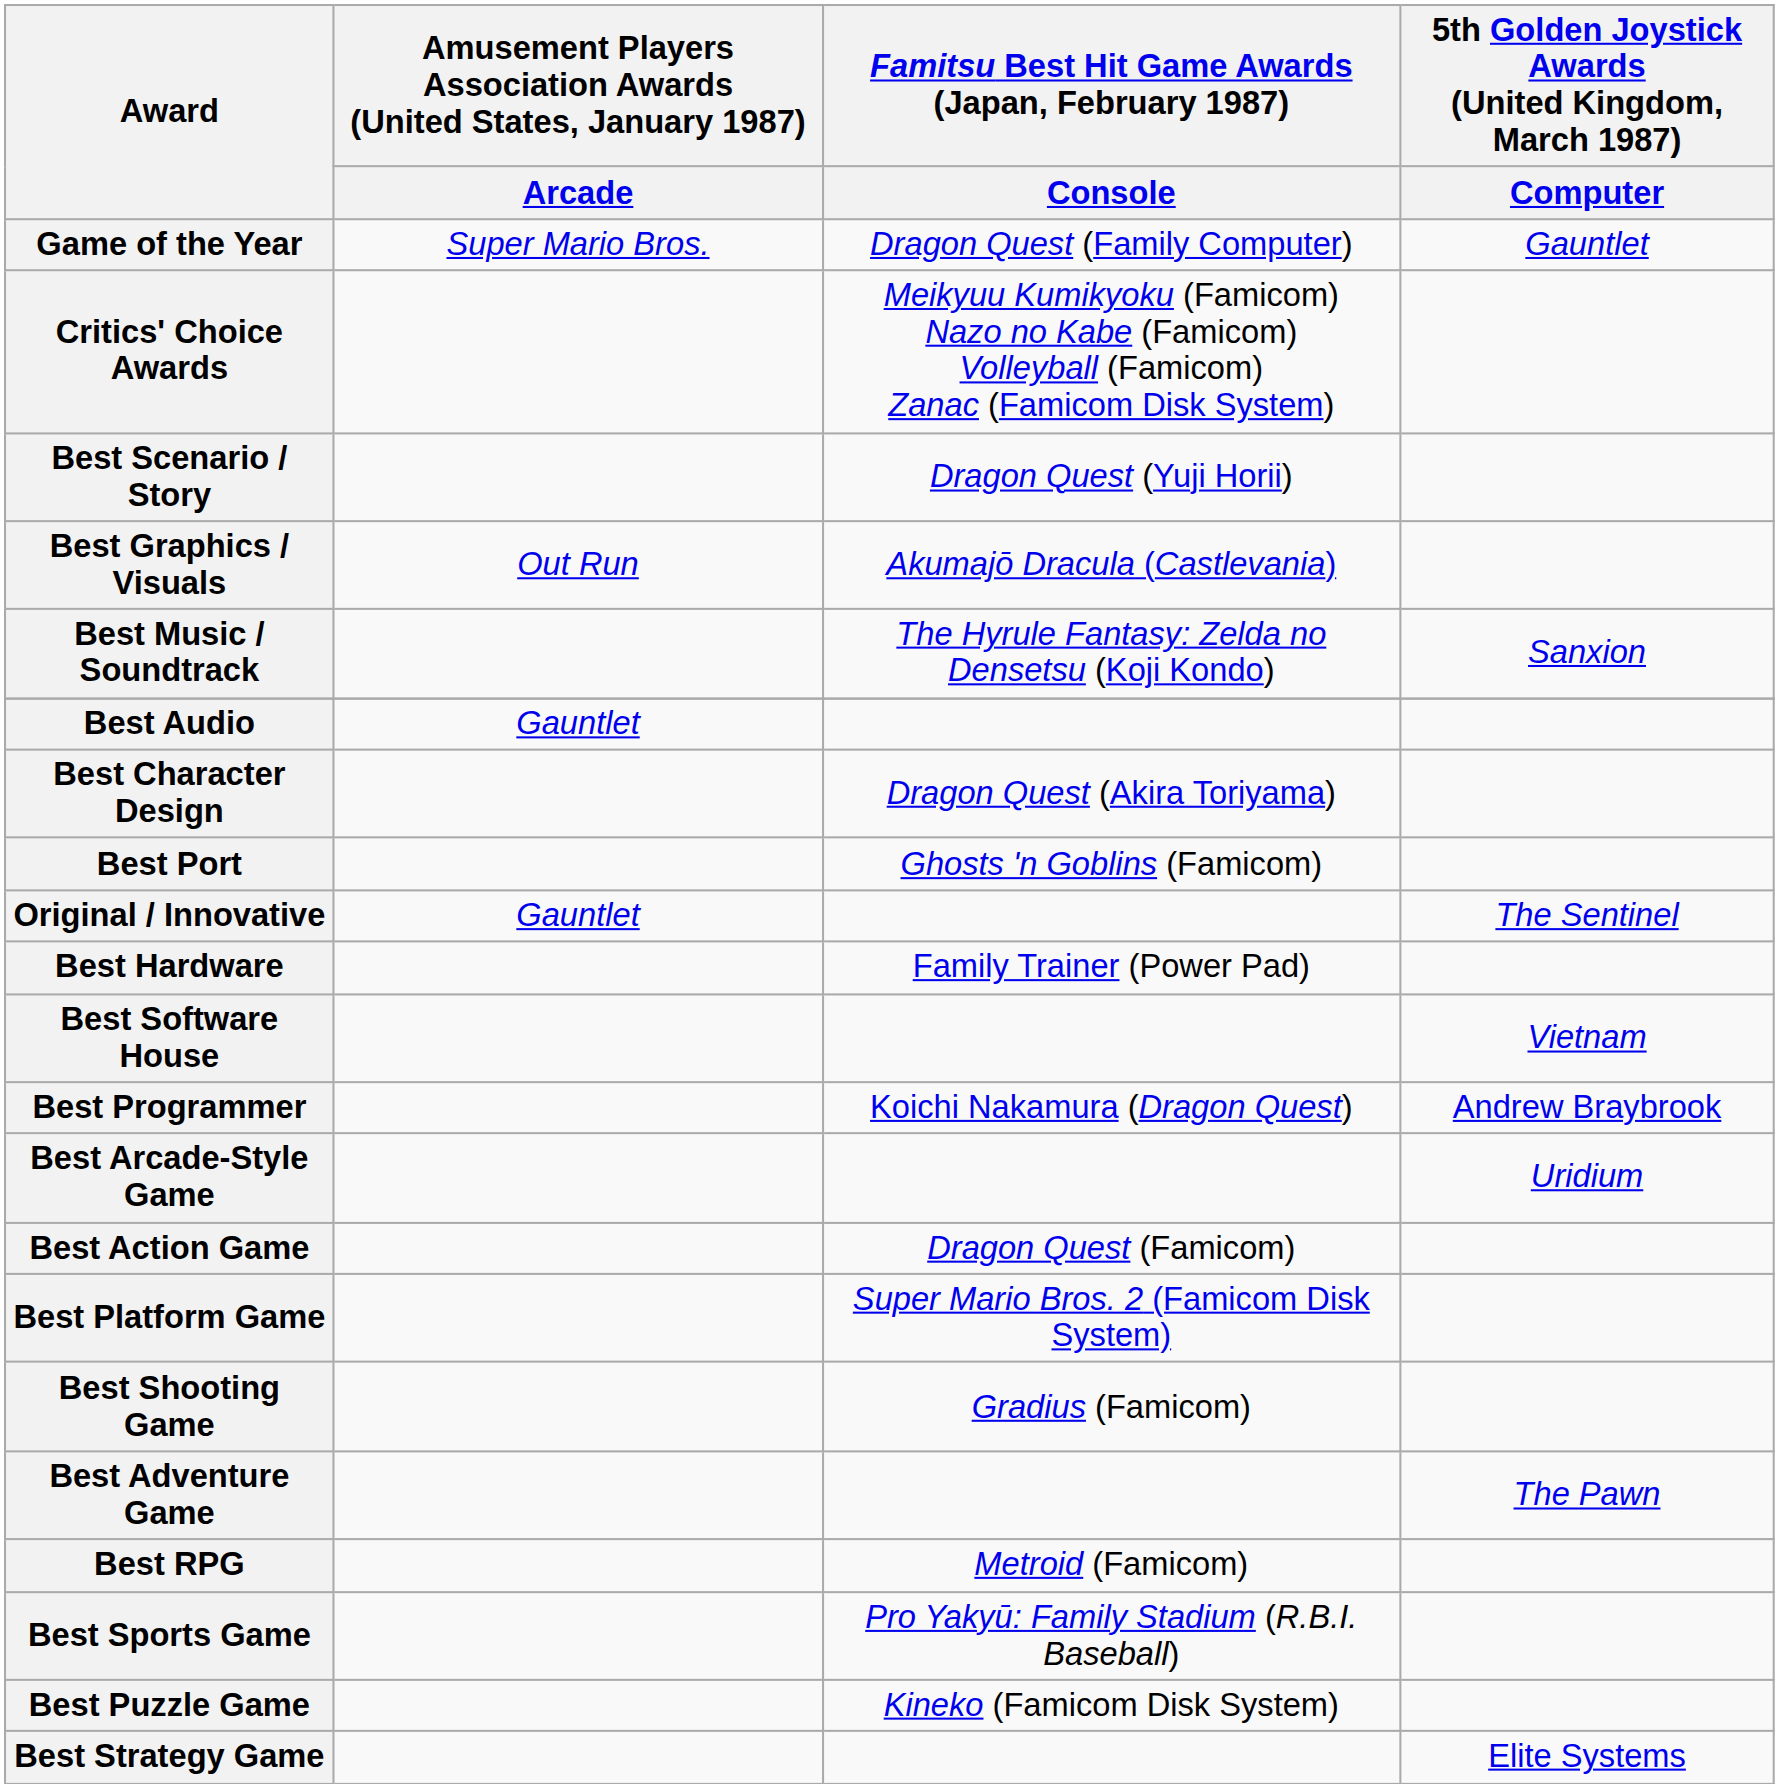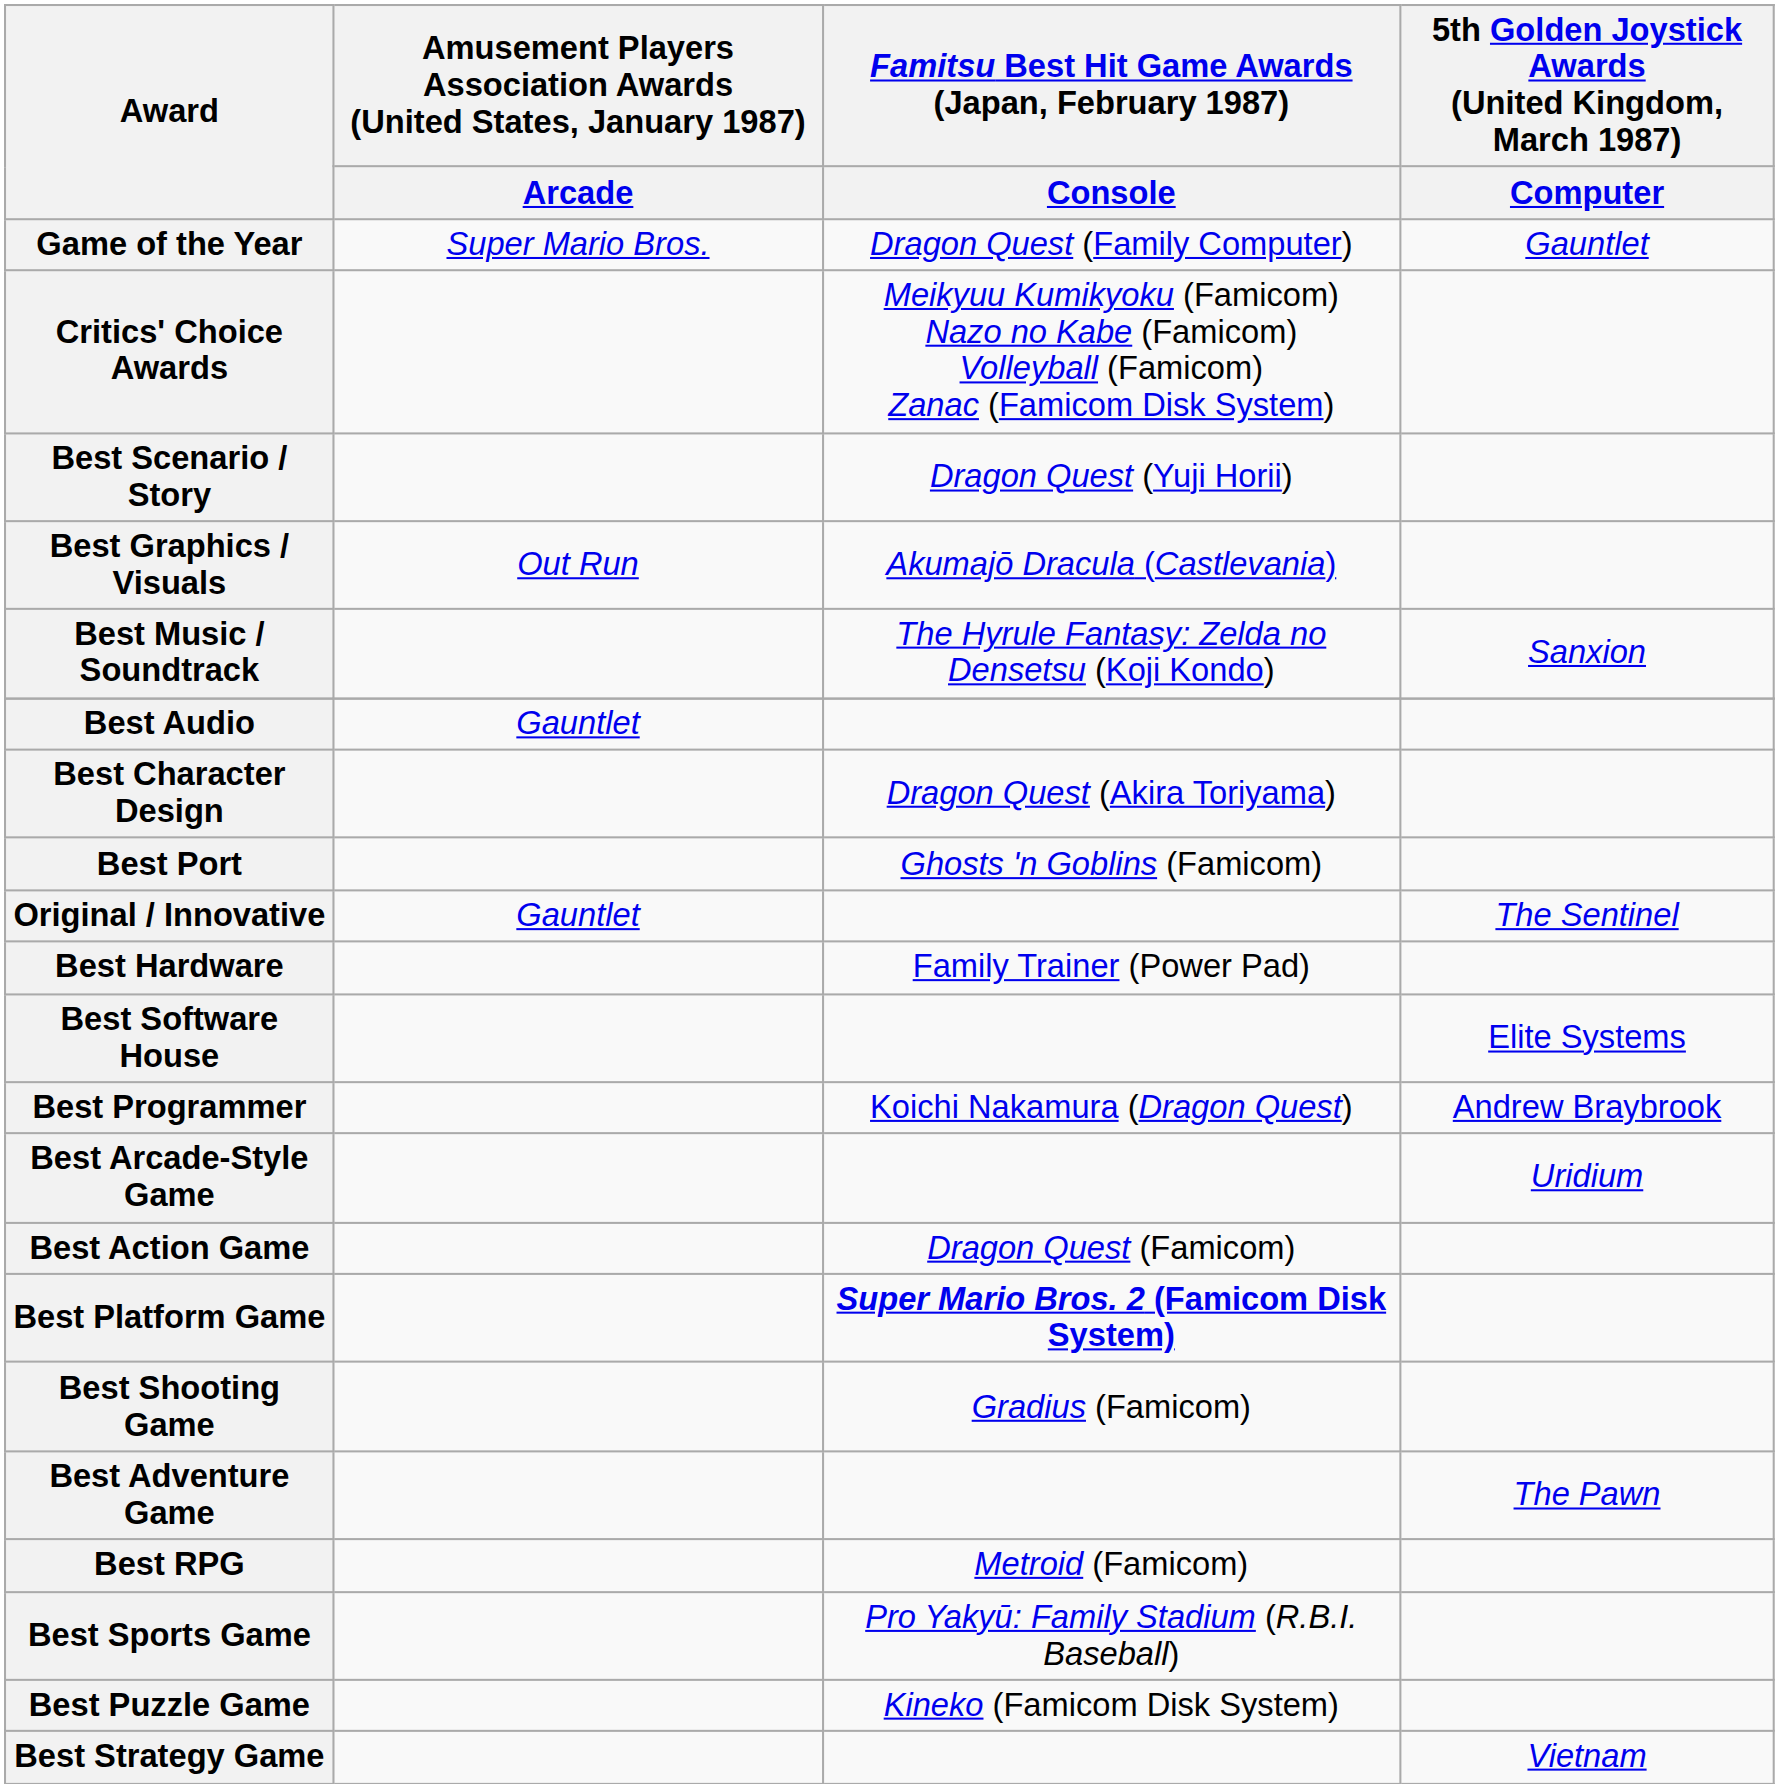(1587, 1037) Vietnam -> (1587, 1037) Elite Systems
(1111, 1317) normal -> (1111, 1317) bold
(1587, 1756) Elite Systems -> (1587, 1756) Vietnam
